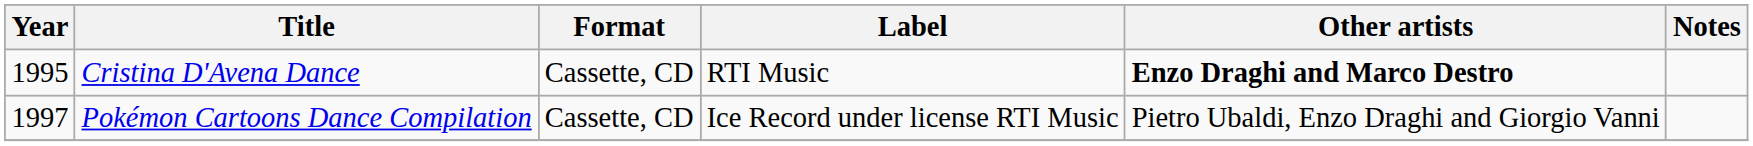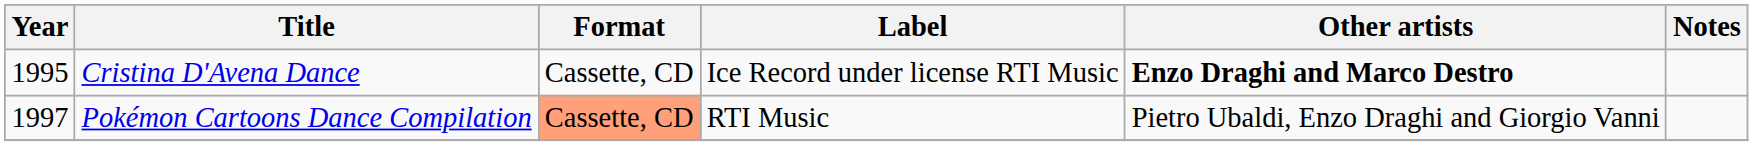(768, 72) RTI Music -> (913, 72) Ice Record under license RTI Music
(619, 117) no background -> (619, 117) lightsalmon background
(913, 117) Ice Record under license RTI Music -> (768, 117) RTI Music
